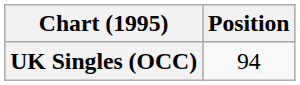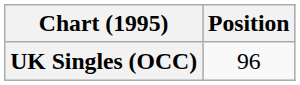(249, 60) 94 -> (249, 60) 96
